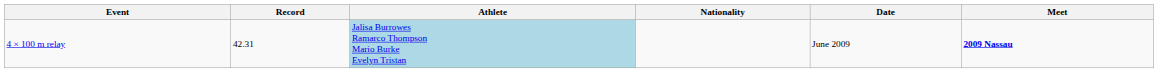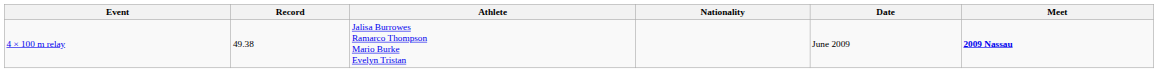(243, 44) 42.31 -> (243, 44) 49.38
(390, 44) lightblue background -> (390, 44) no background
